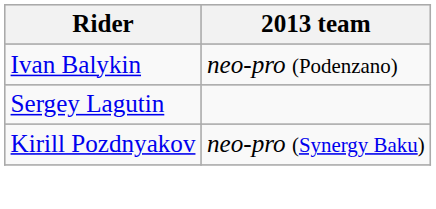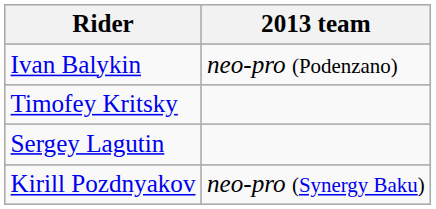+ row: (94, 104)
